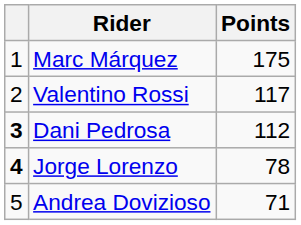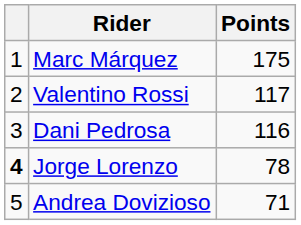(16, 130) bold -> (16, 130) normal
(272, 130) 112 -> (272, 130) 116
